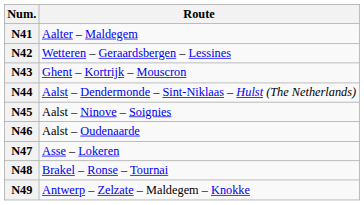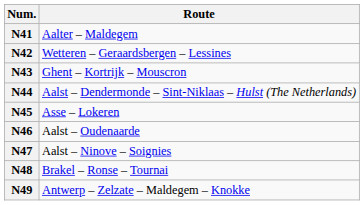(107, 111) Aalst – Ninove – Soignies -> (81, 111) Asse – Lokeren
(81, 151) Asse – Lokeren -> (107, 151) Aalst – Ninove – Soignies
